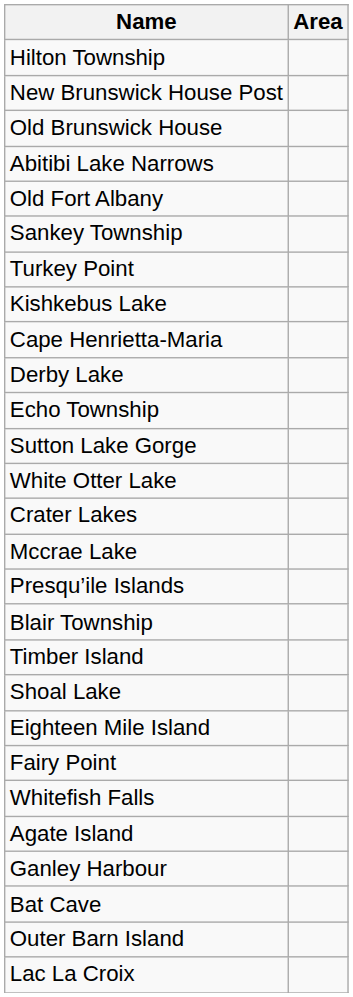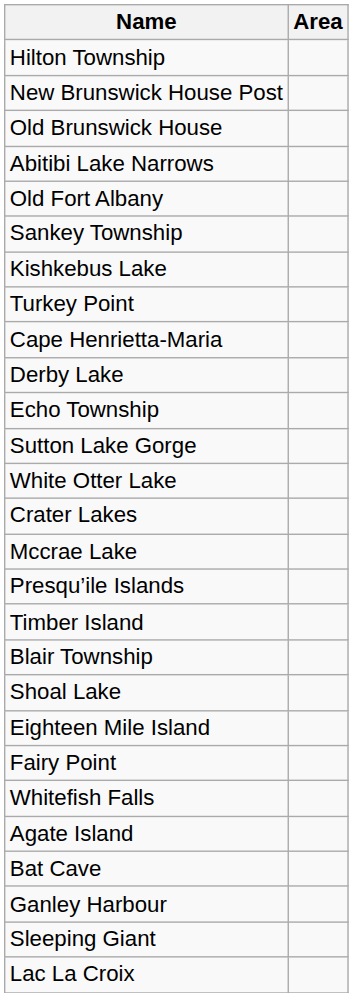rows swapped: (88, 304) <-> (72, 269)
rows swapped: (81, 621) <-> (77, 657)
rows swapped: (56, 903) <-> (88, 868)
- row: (97, 939)
+ row: (83, 939)
